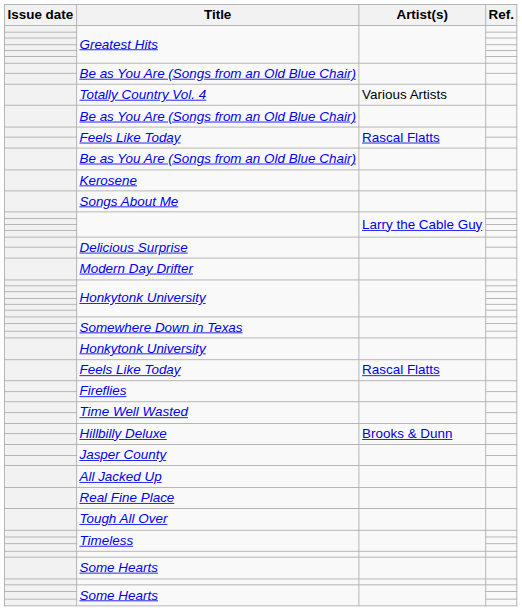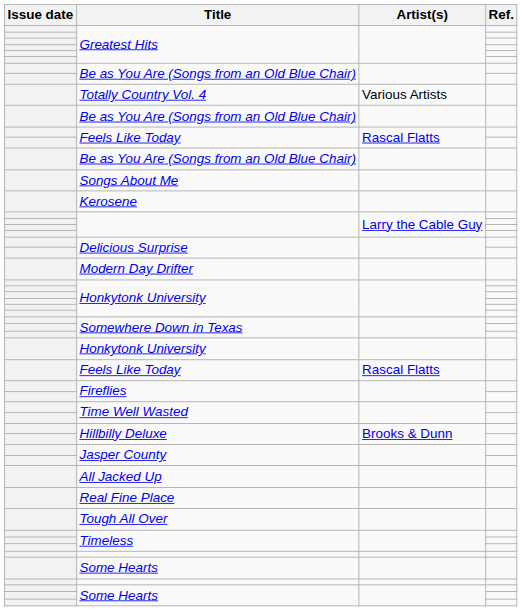rows swapped: (108, 180) <-> (129, 201)
